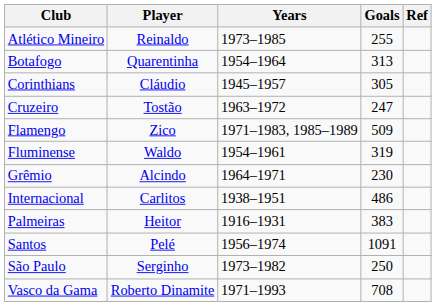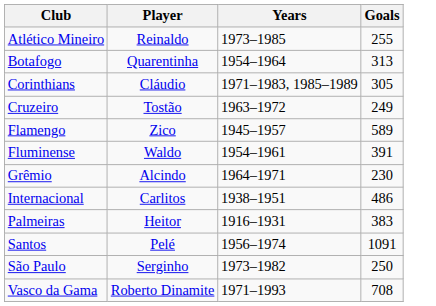- column: (417, 15)
(253, 84) 1945–1957 -> (289, 84) 1971–1983, 1985–1989
(382, 107) 247 -> (382, 107) 249
(289, 130) 1971–1983, 1985–1989 -> (253, 130) 1945–1957
(382, 130) 509 -> (382, 130) 589
(382, 152) 319 -> (382, 152) 391
